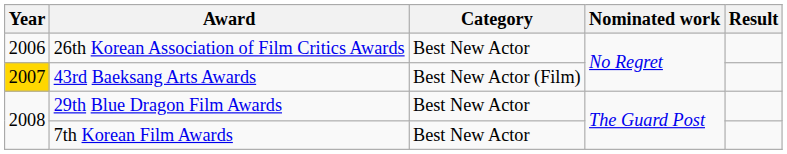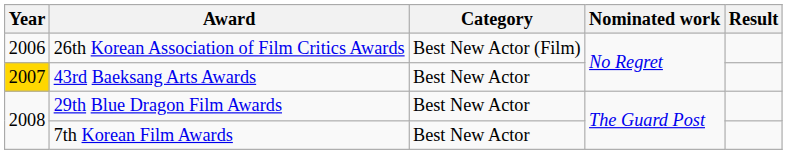(471, 47) Best New Actor -> (497, 47) Best New Actor (Film)
(497, 76) Best New Actor (Film) -> (471, 76) Best New Actor
